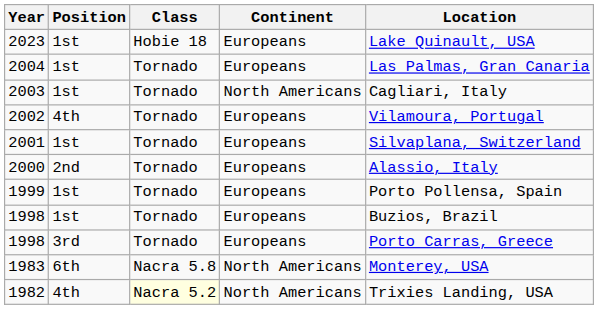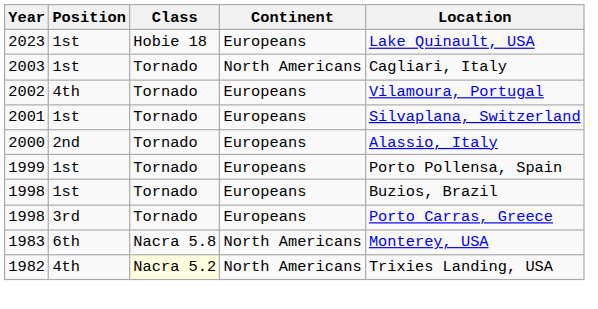- row: (27, 67)
